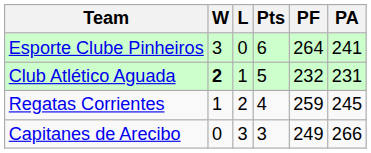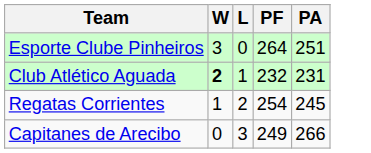- column: (271, 18)
(347, 47) 241 -> (310, 47) 251
(308, 104) 259 -> (272, 104) 254
